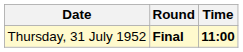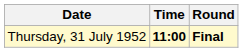columns swapped: (218, 15) <-> (174, 15)
